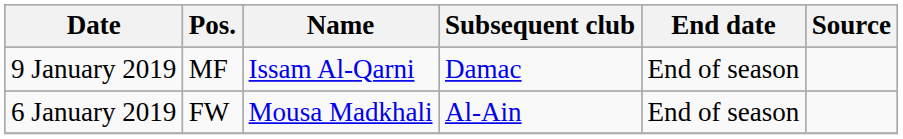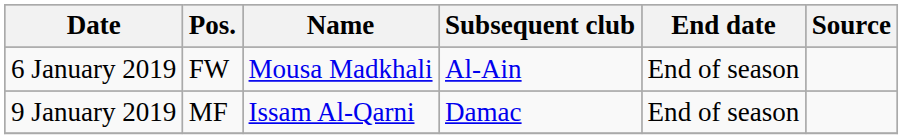rows swapped: (94, 111) <-> (94, 68)
